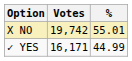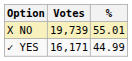(69, 30) 19,742 -> (69, 30) 19,739
